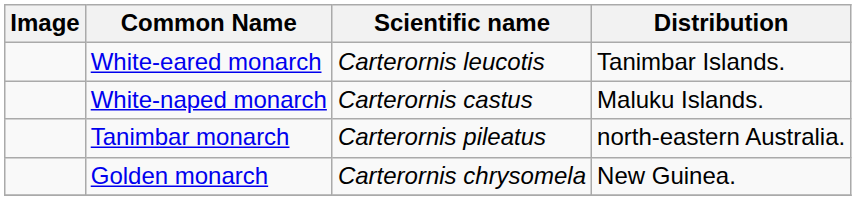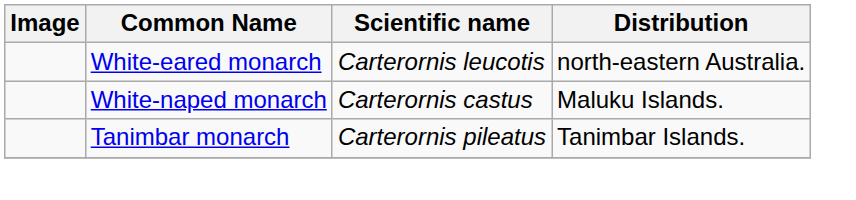(691, 61) Tanimbar Islands. -> (681, 61) north-eastern Australia.
(721, 137) north-eastern Australia. -> (651, 137) Tanimbar Islands.
- row: (179, 175)
